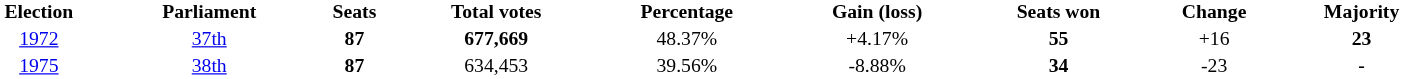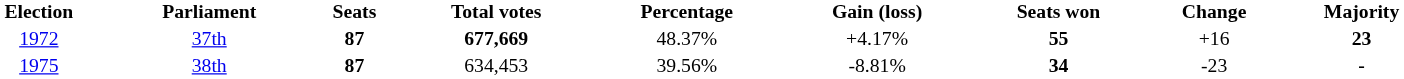(877, 65) -8.88% -> (877, 65) -8.81%
